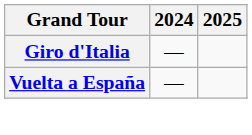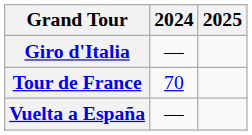+ row: (77, 82)
